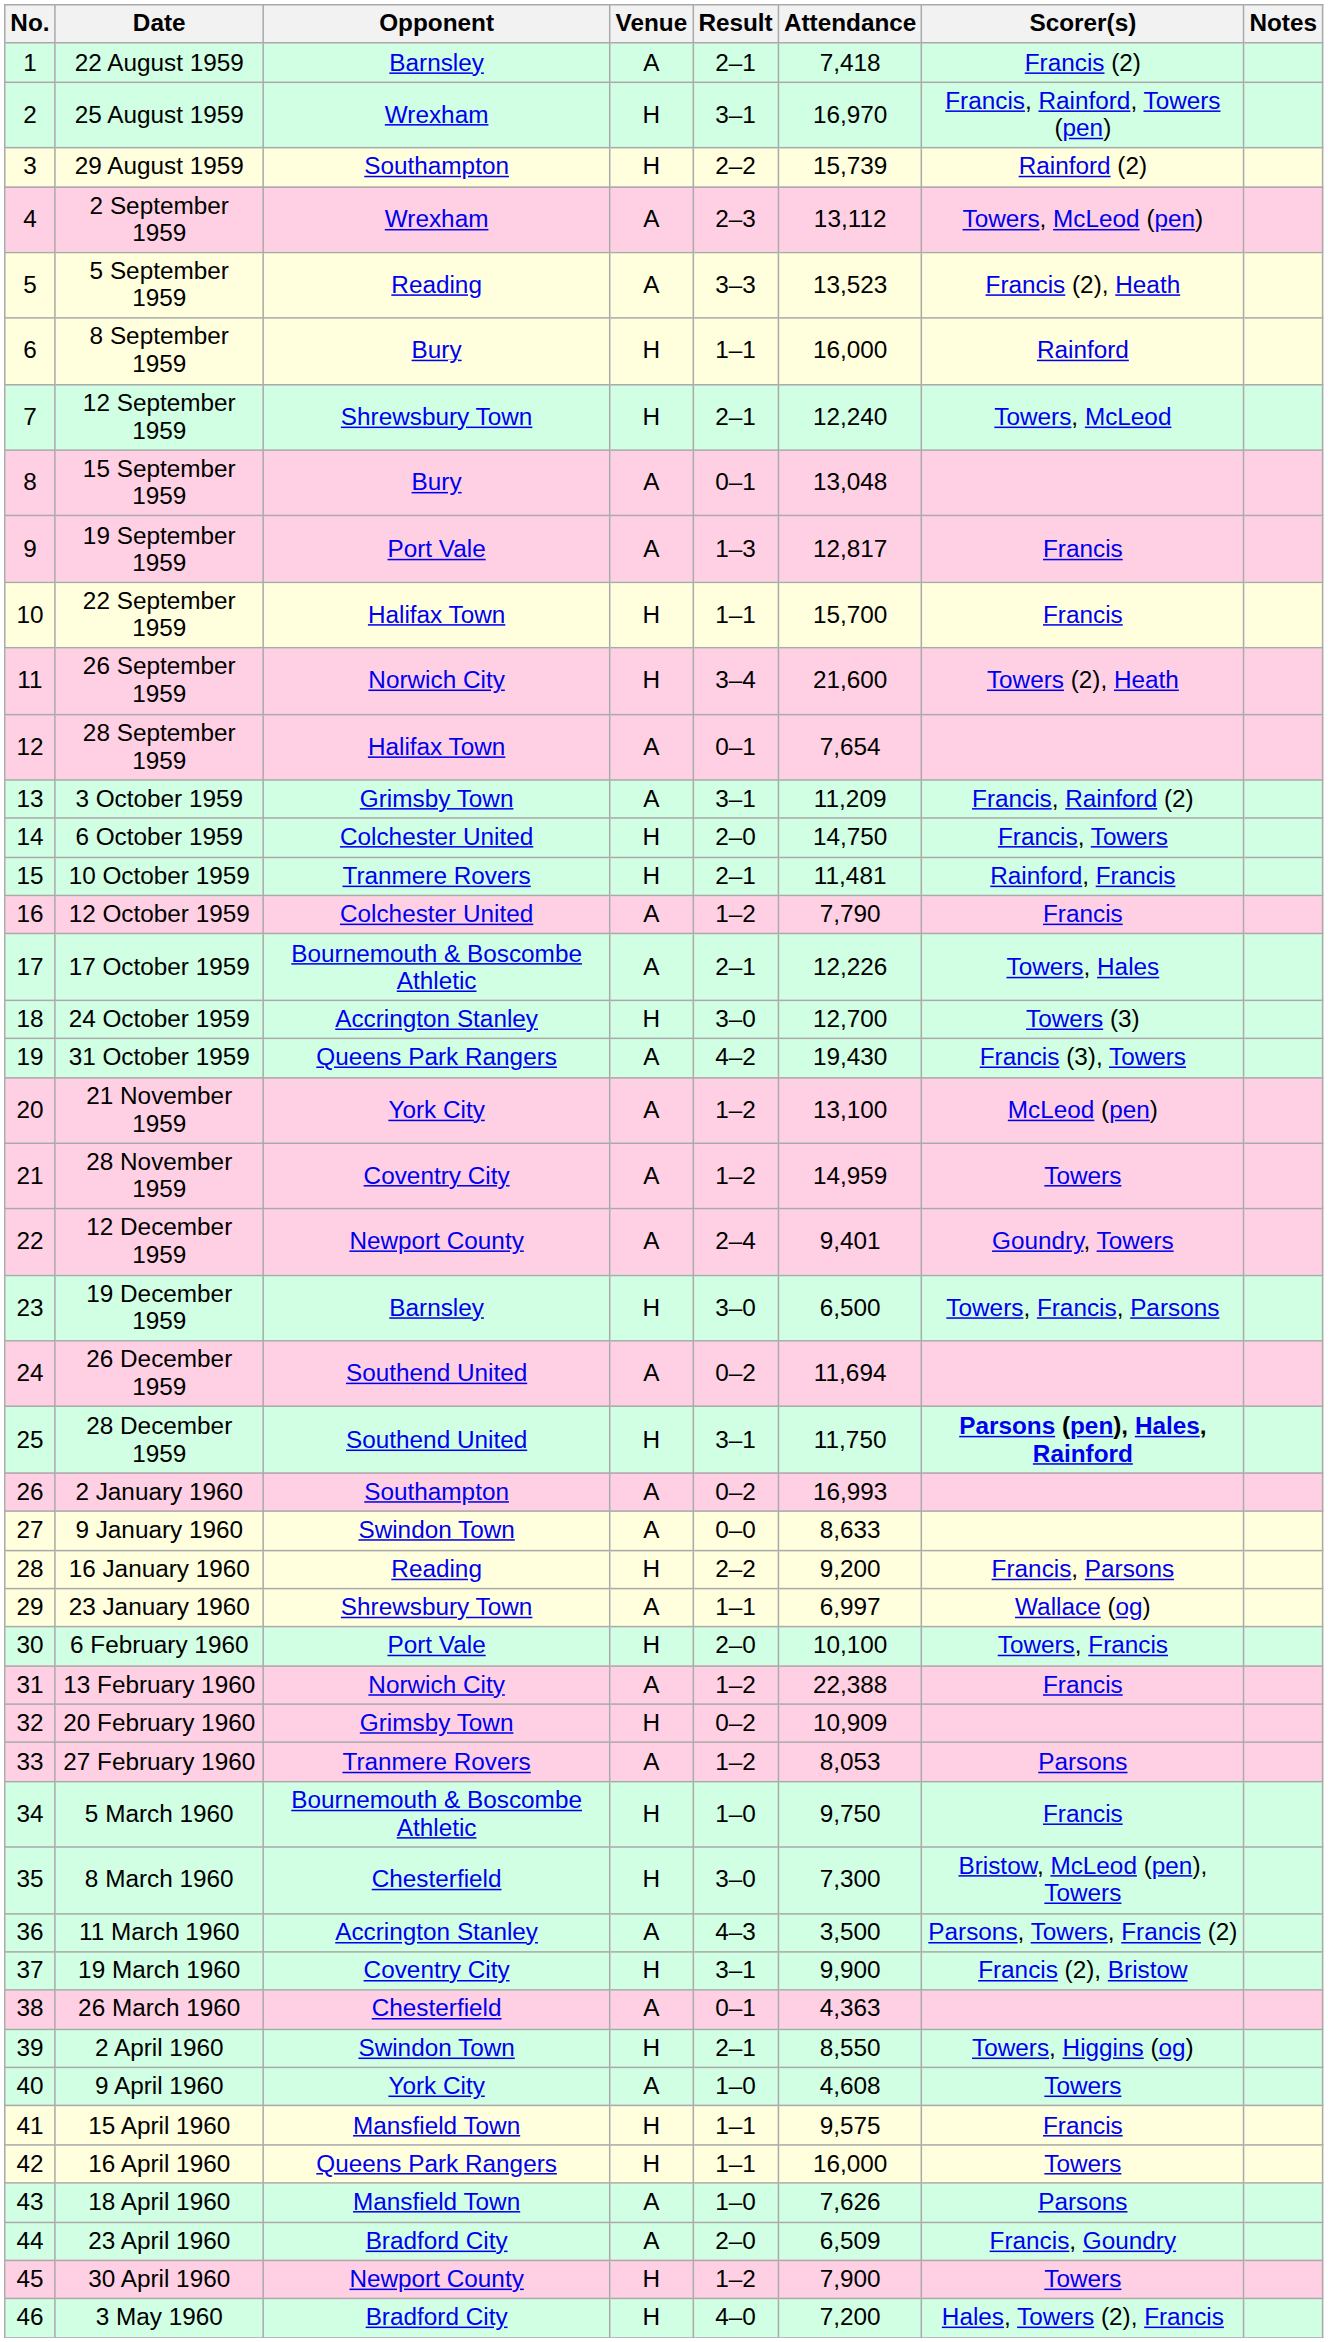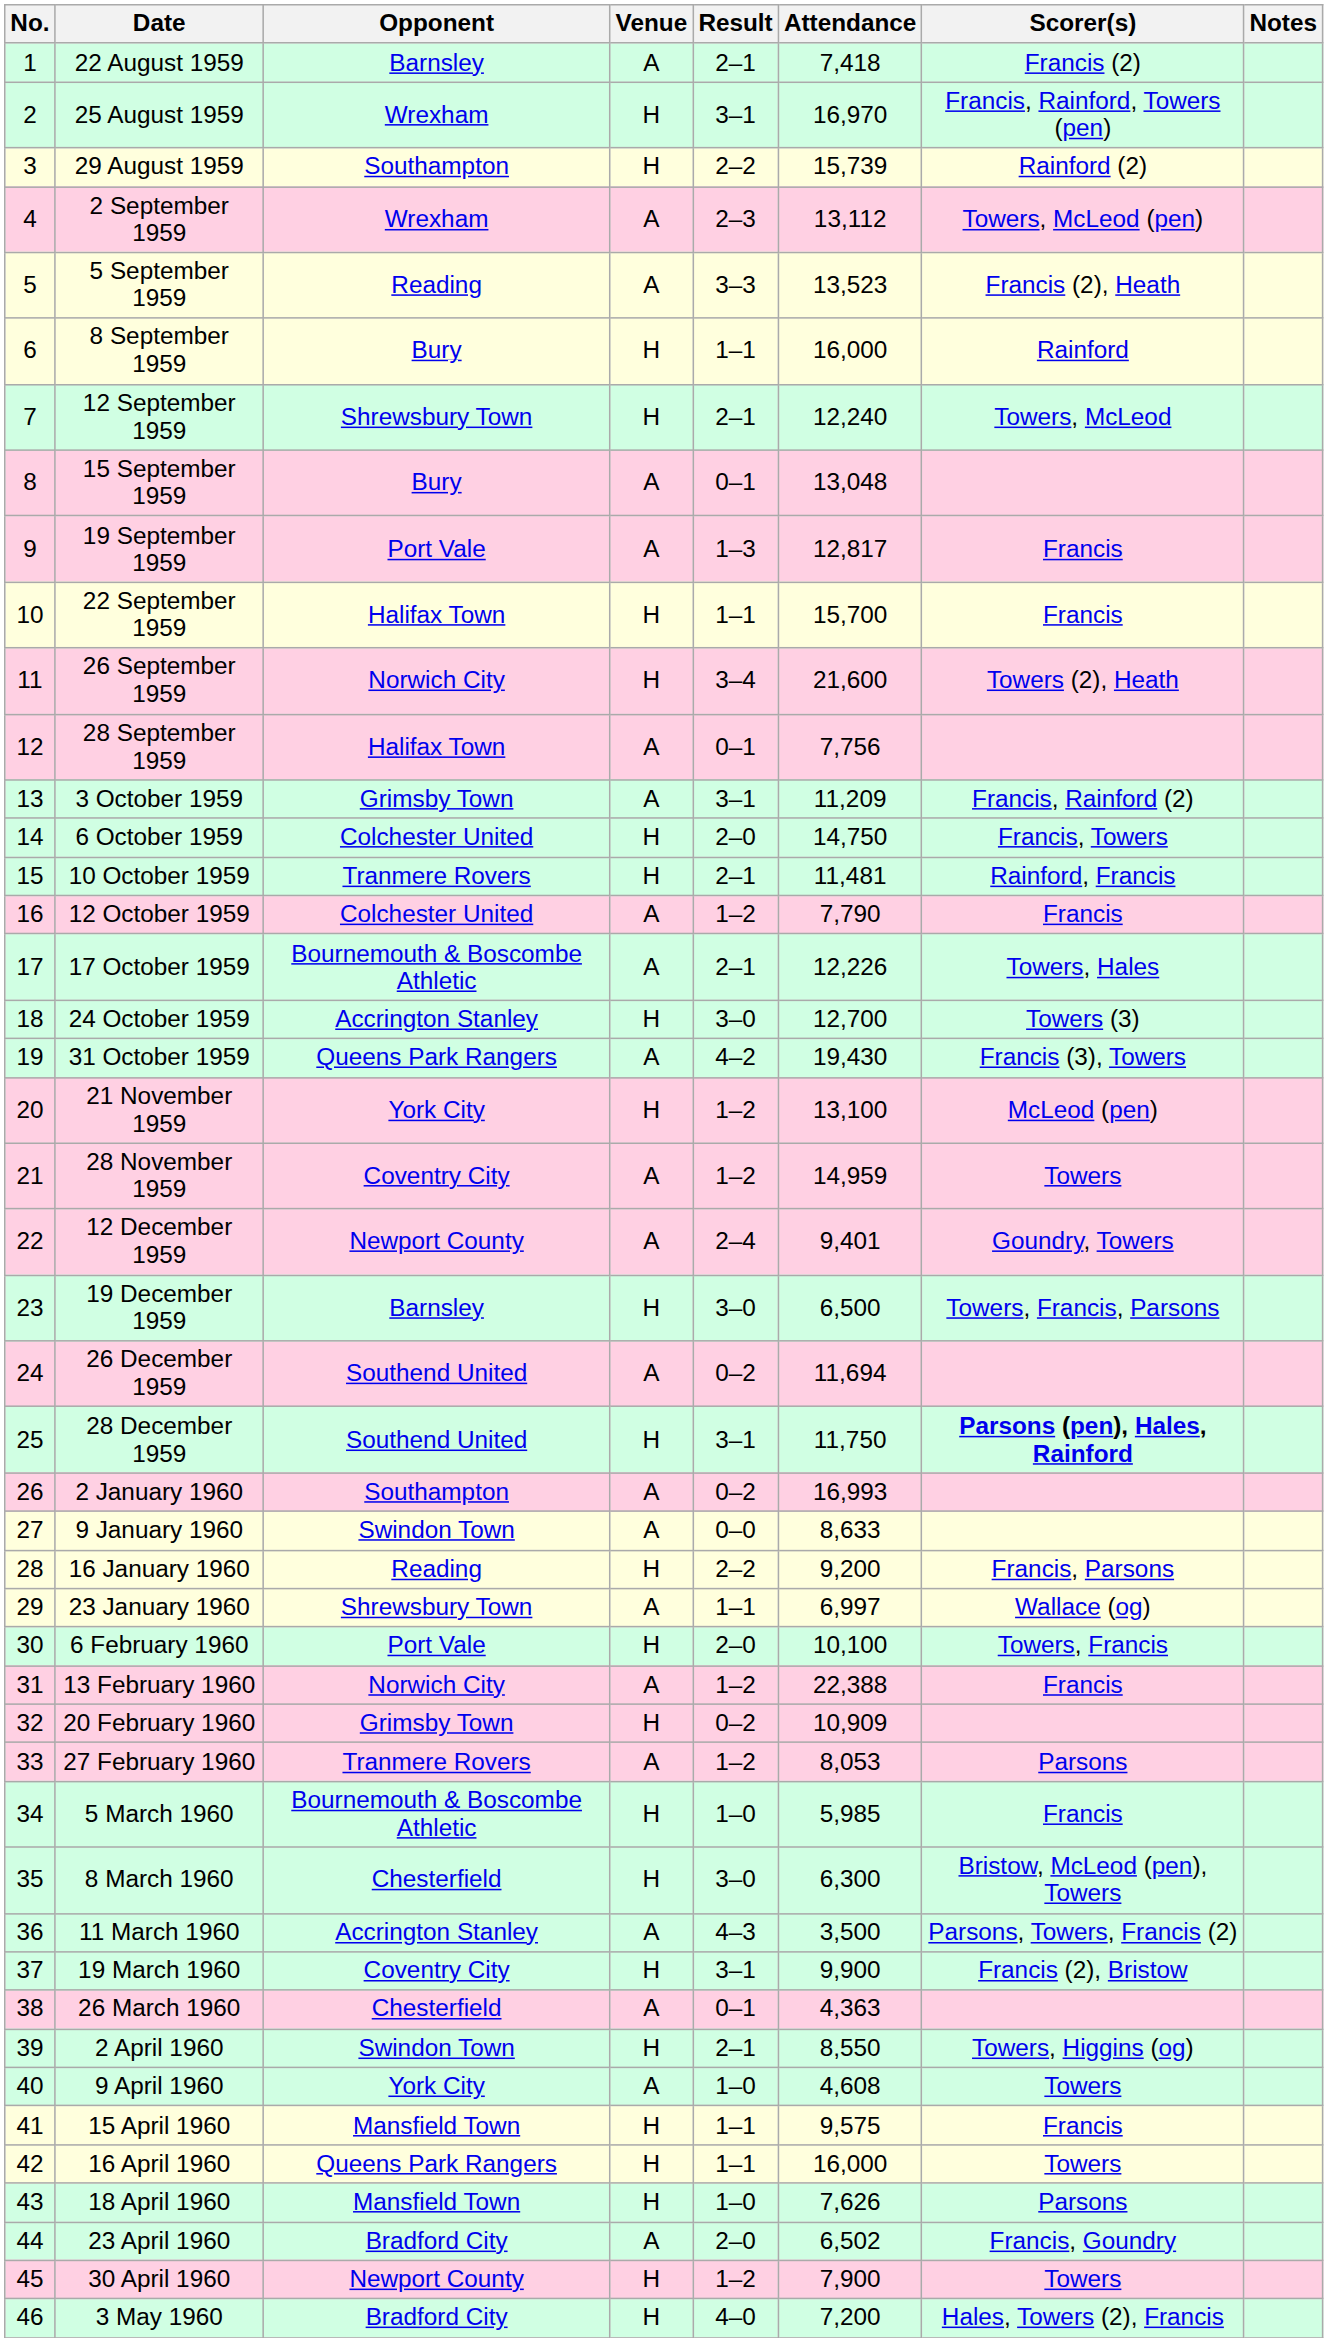(850, 746) 7,654 -> (850, 746) 7,756
(651, 1109) A -> (651, 1109) H
(850, 1813) 9,750 -> (850, 1813) 5,985
(850, 1879) 7,300 -> (850, 1879) 6,300
(651, 2202) A -> (651, 2202) H
(850, 2240) 6,509 -> (850, 2240) 6,502
